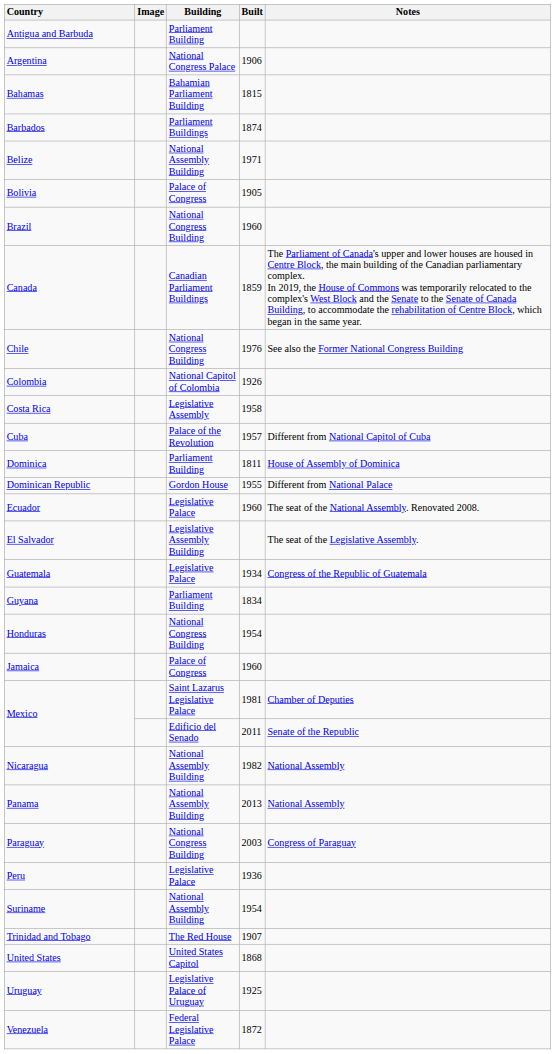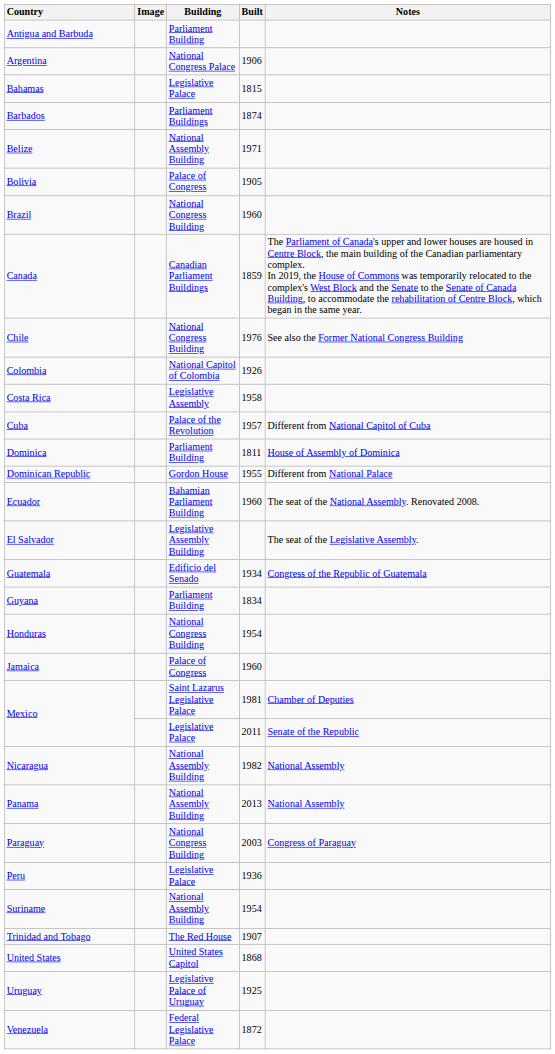(191, 94) Bahamian Parliament Building -> (191, 88) Legislative Palace
(191, 507) Legislative Palace -> (191, 501) Bahamian Parliament Building
(191, 573) Legislative Palace -> (192, 573) Edificio del Senado
(192, 732) Edificio del Senado -> (191, 732) Legislative Palace
